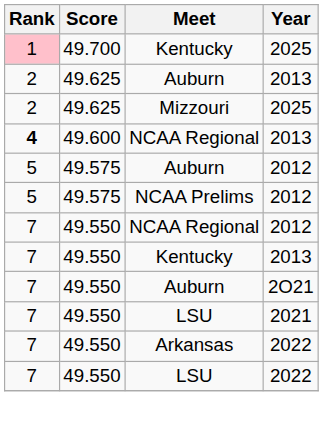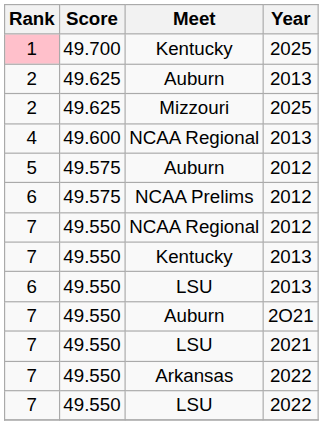(32, 138) bold -> (32, 138) normal
(32, 197) 5 -> (32, 197) 6
+ row: (194, 286)
